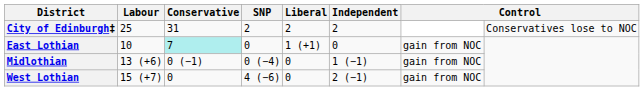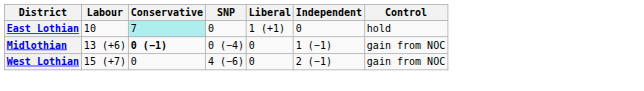- row: (61, 29)
(442, 45) gain from NOC -> (379, 29) hold
(185, 61) normal -> (149, 45) bold
